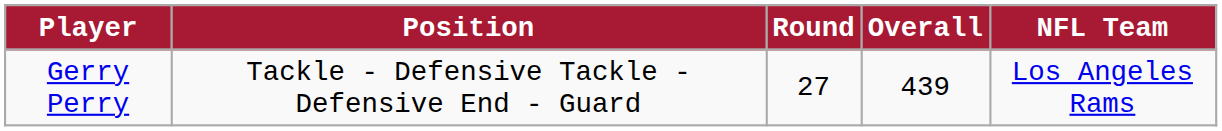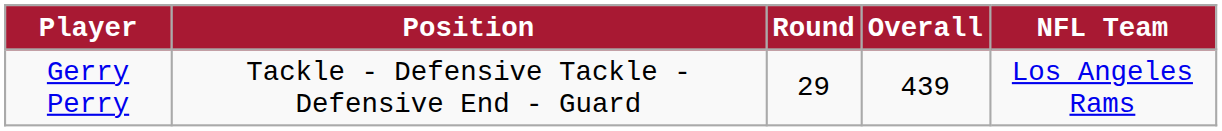(813, 88) 27 -> (813, 88) 29
